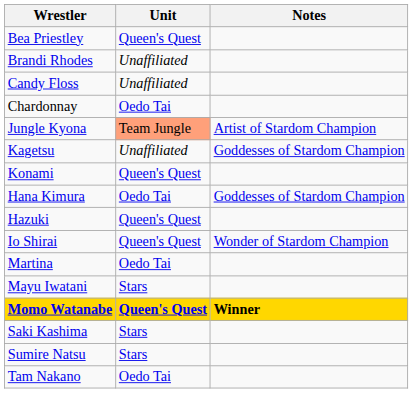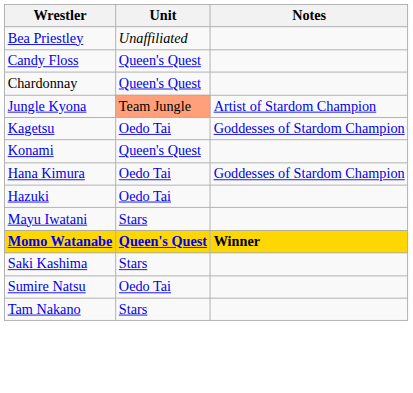(160, 38) Queen's Quest -> (153, 38) Unaffiliated
- row: (50, 60)
(153, 83) Unaffiliated -> (160, 60) Queen's Quest
(145, 106) Oedo Tai -> (160, 83) Queen's Quest
(153, 151) Unaffiliated -> (145, 128) Oedo Tai
(160, 219) Queen's Quest -> (145, 196) Oedo Tai
- row: (32, 241)
- row: (30, 264)
(133, 354) Stars -> (145, 286) Oedo Tai
(145, 377) Oedo Tai -> (133, 309) Stars
